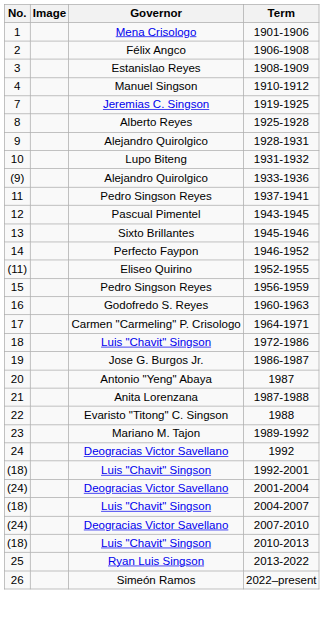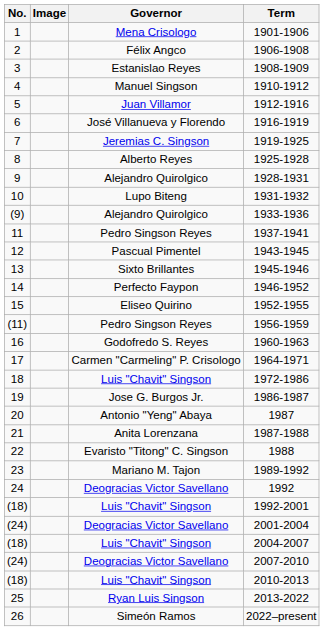+ row: (281, 104)
+ row: (281, 123)
(17, 269) (11) -> (17, 305) 15
(17, 287) 15 -> (17, 324) (11)
